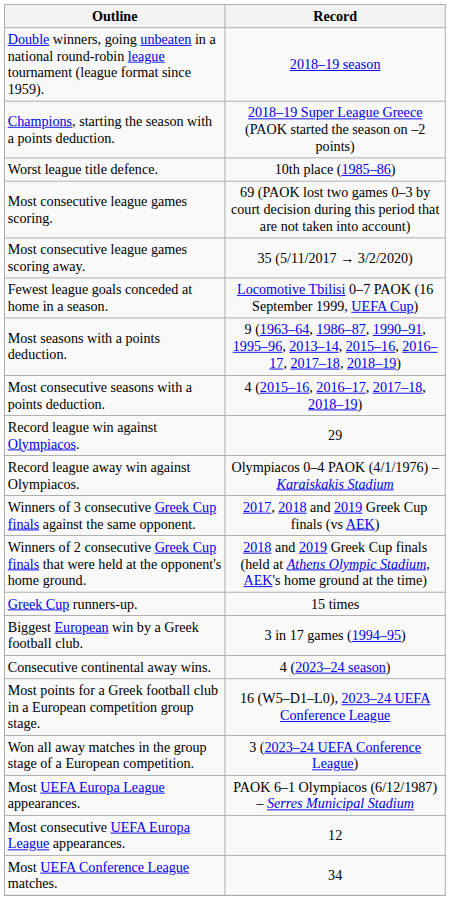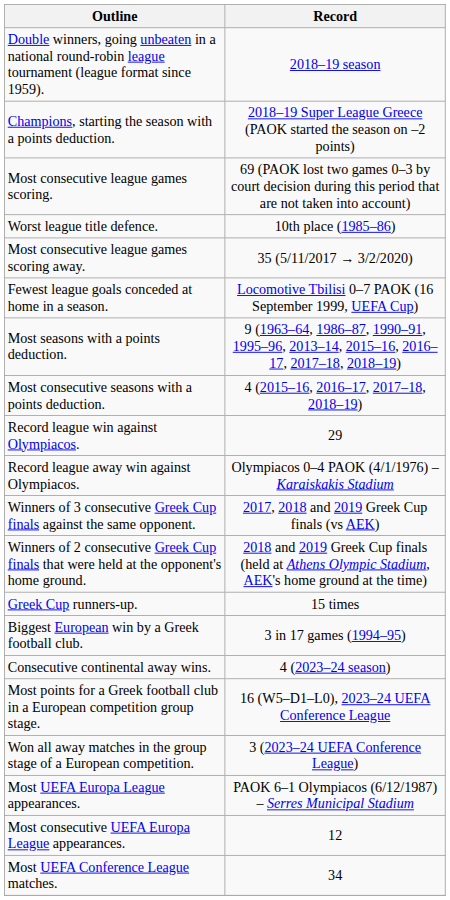rows swapped: (83, 169) <-> (97, 210)
